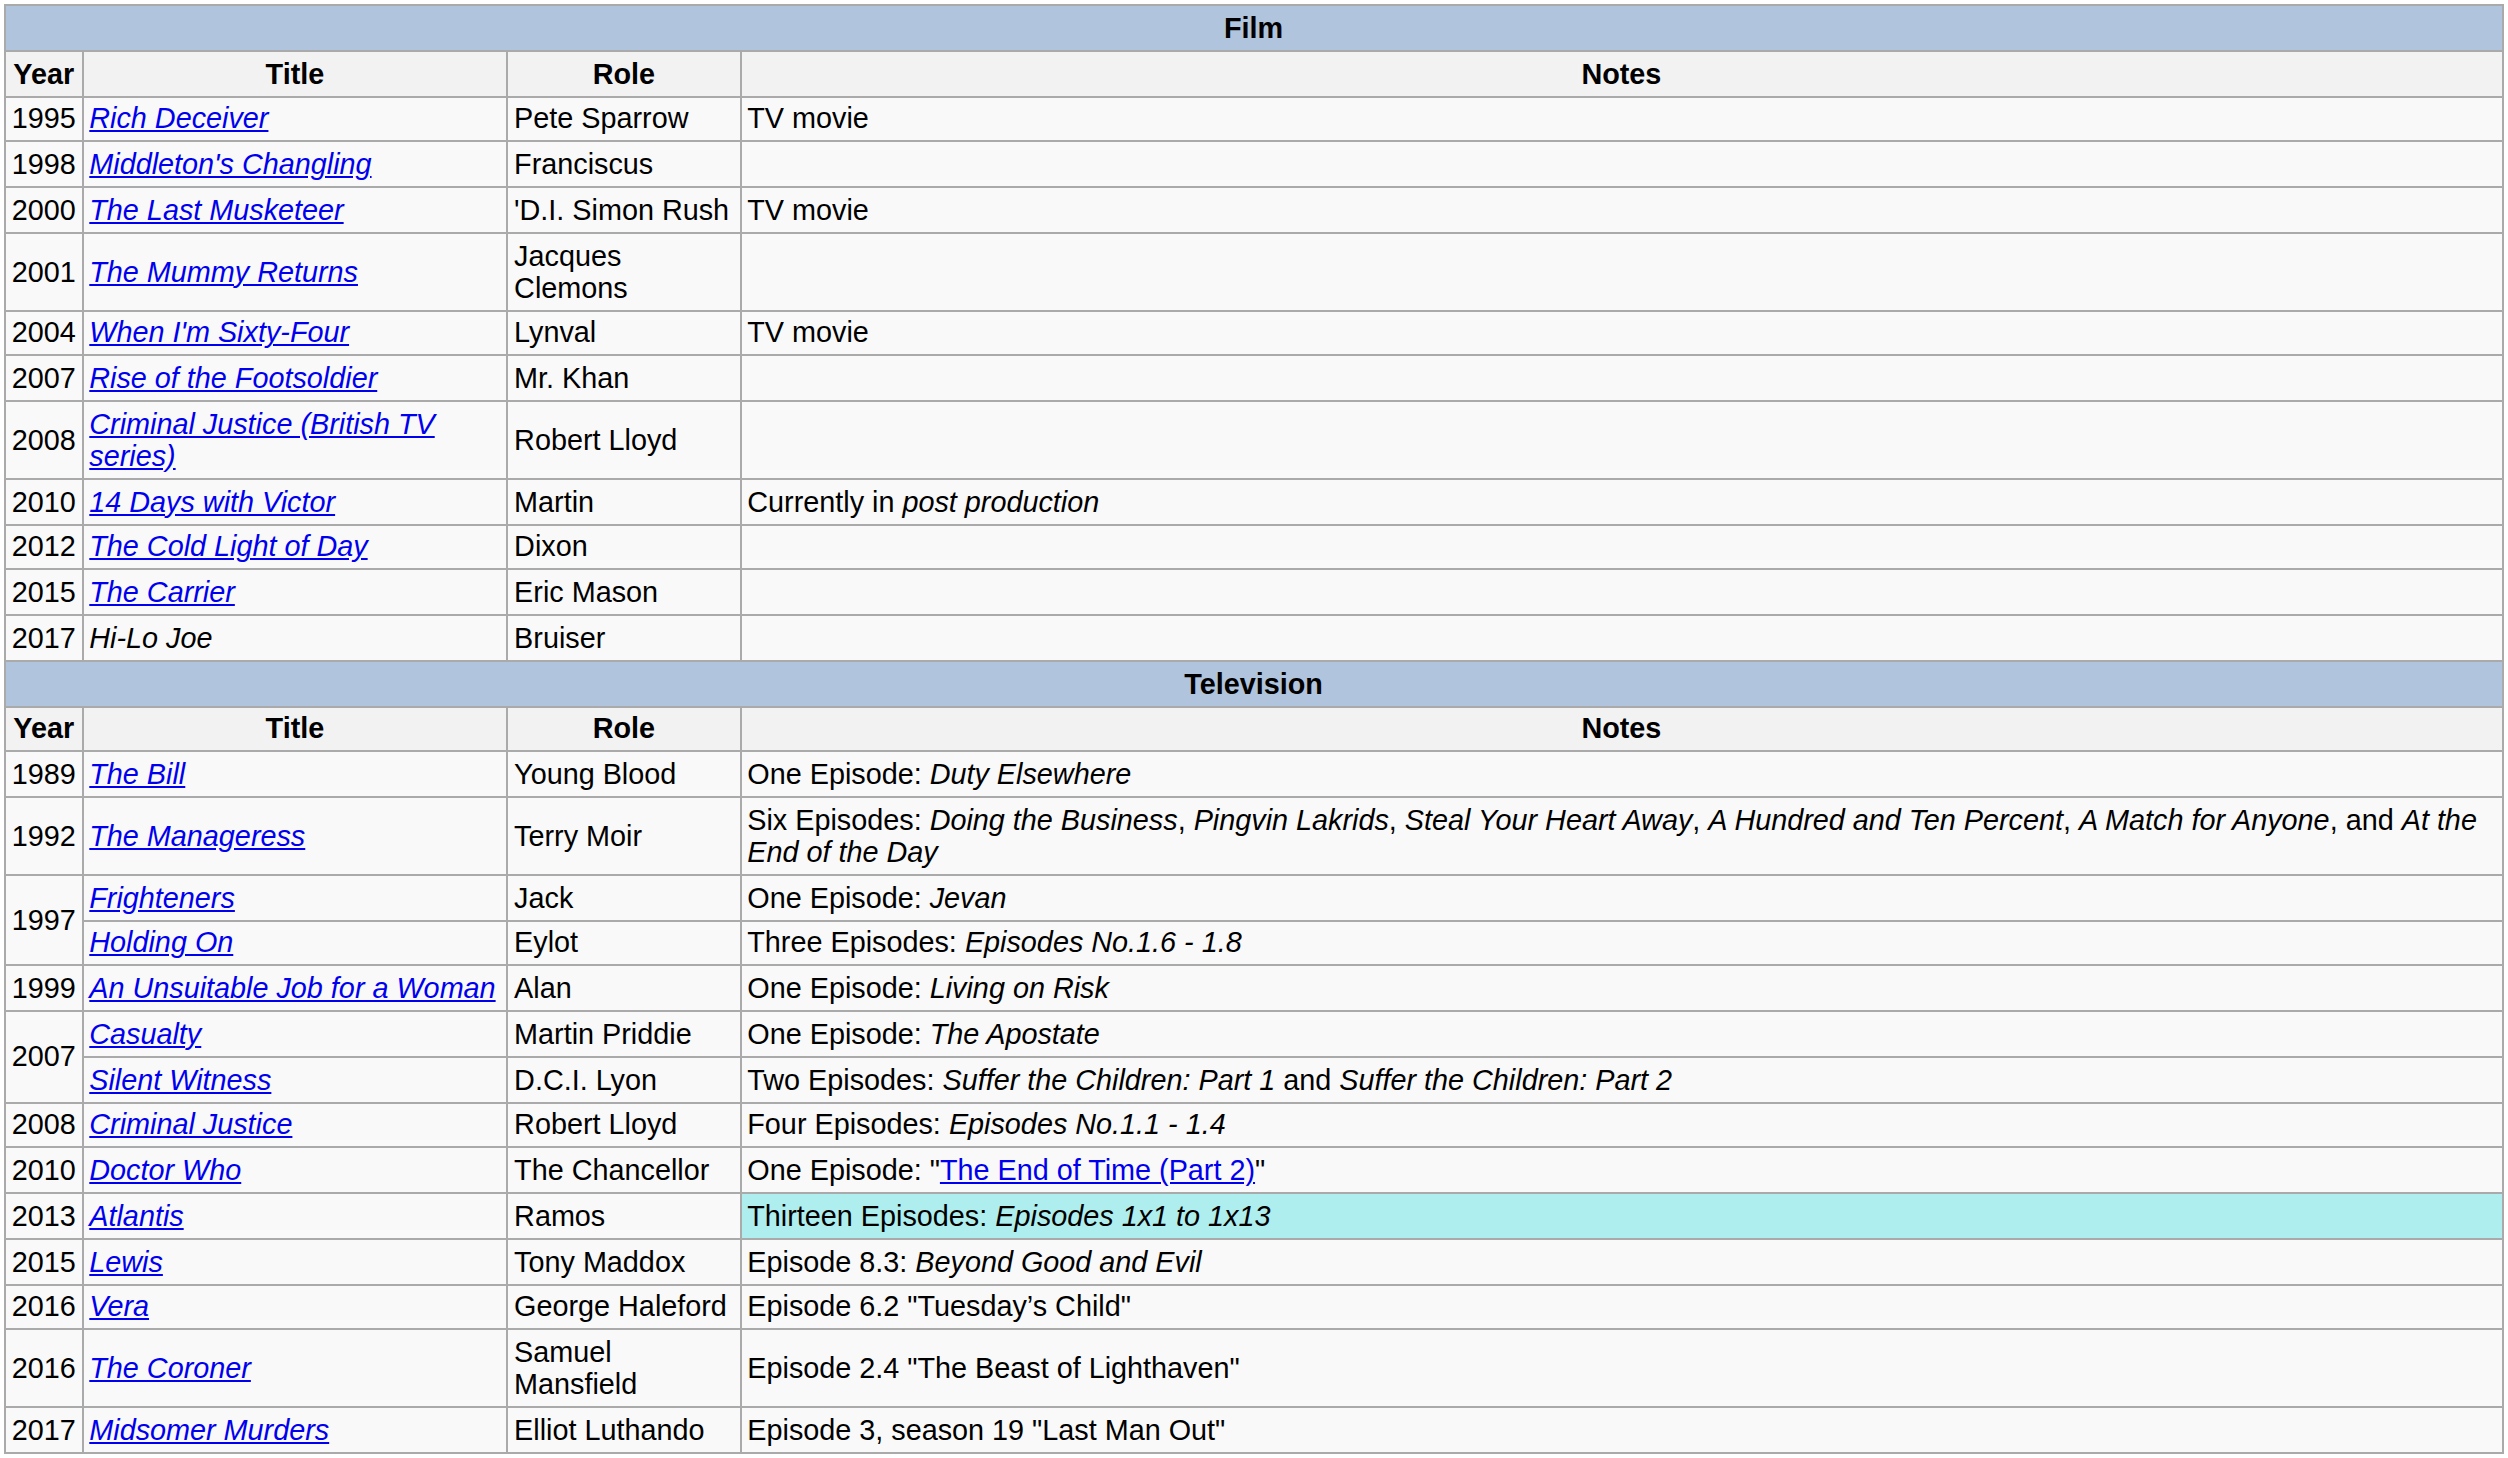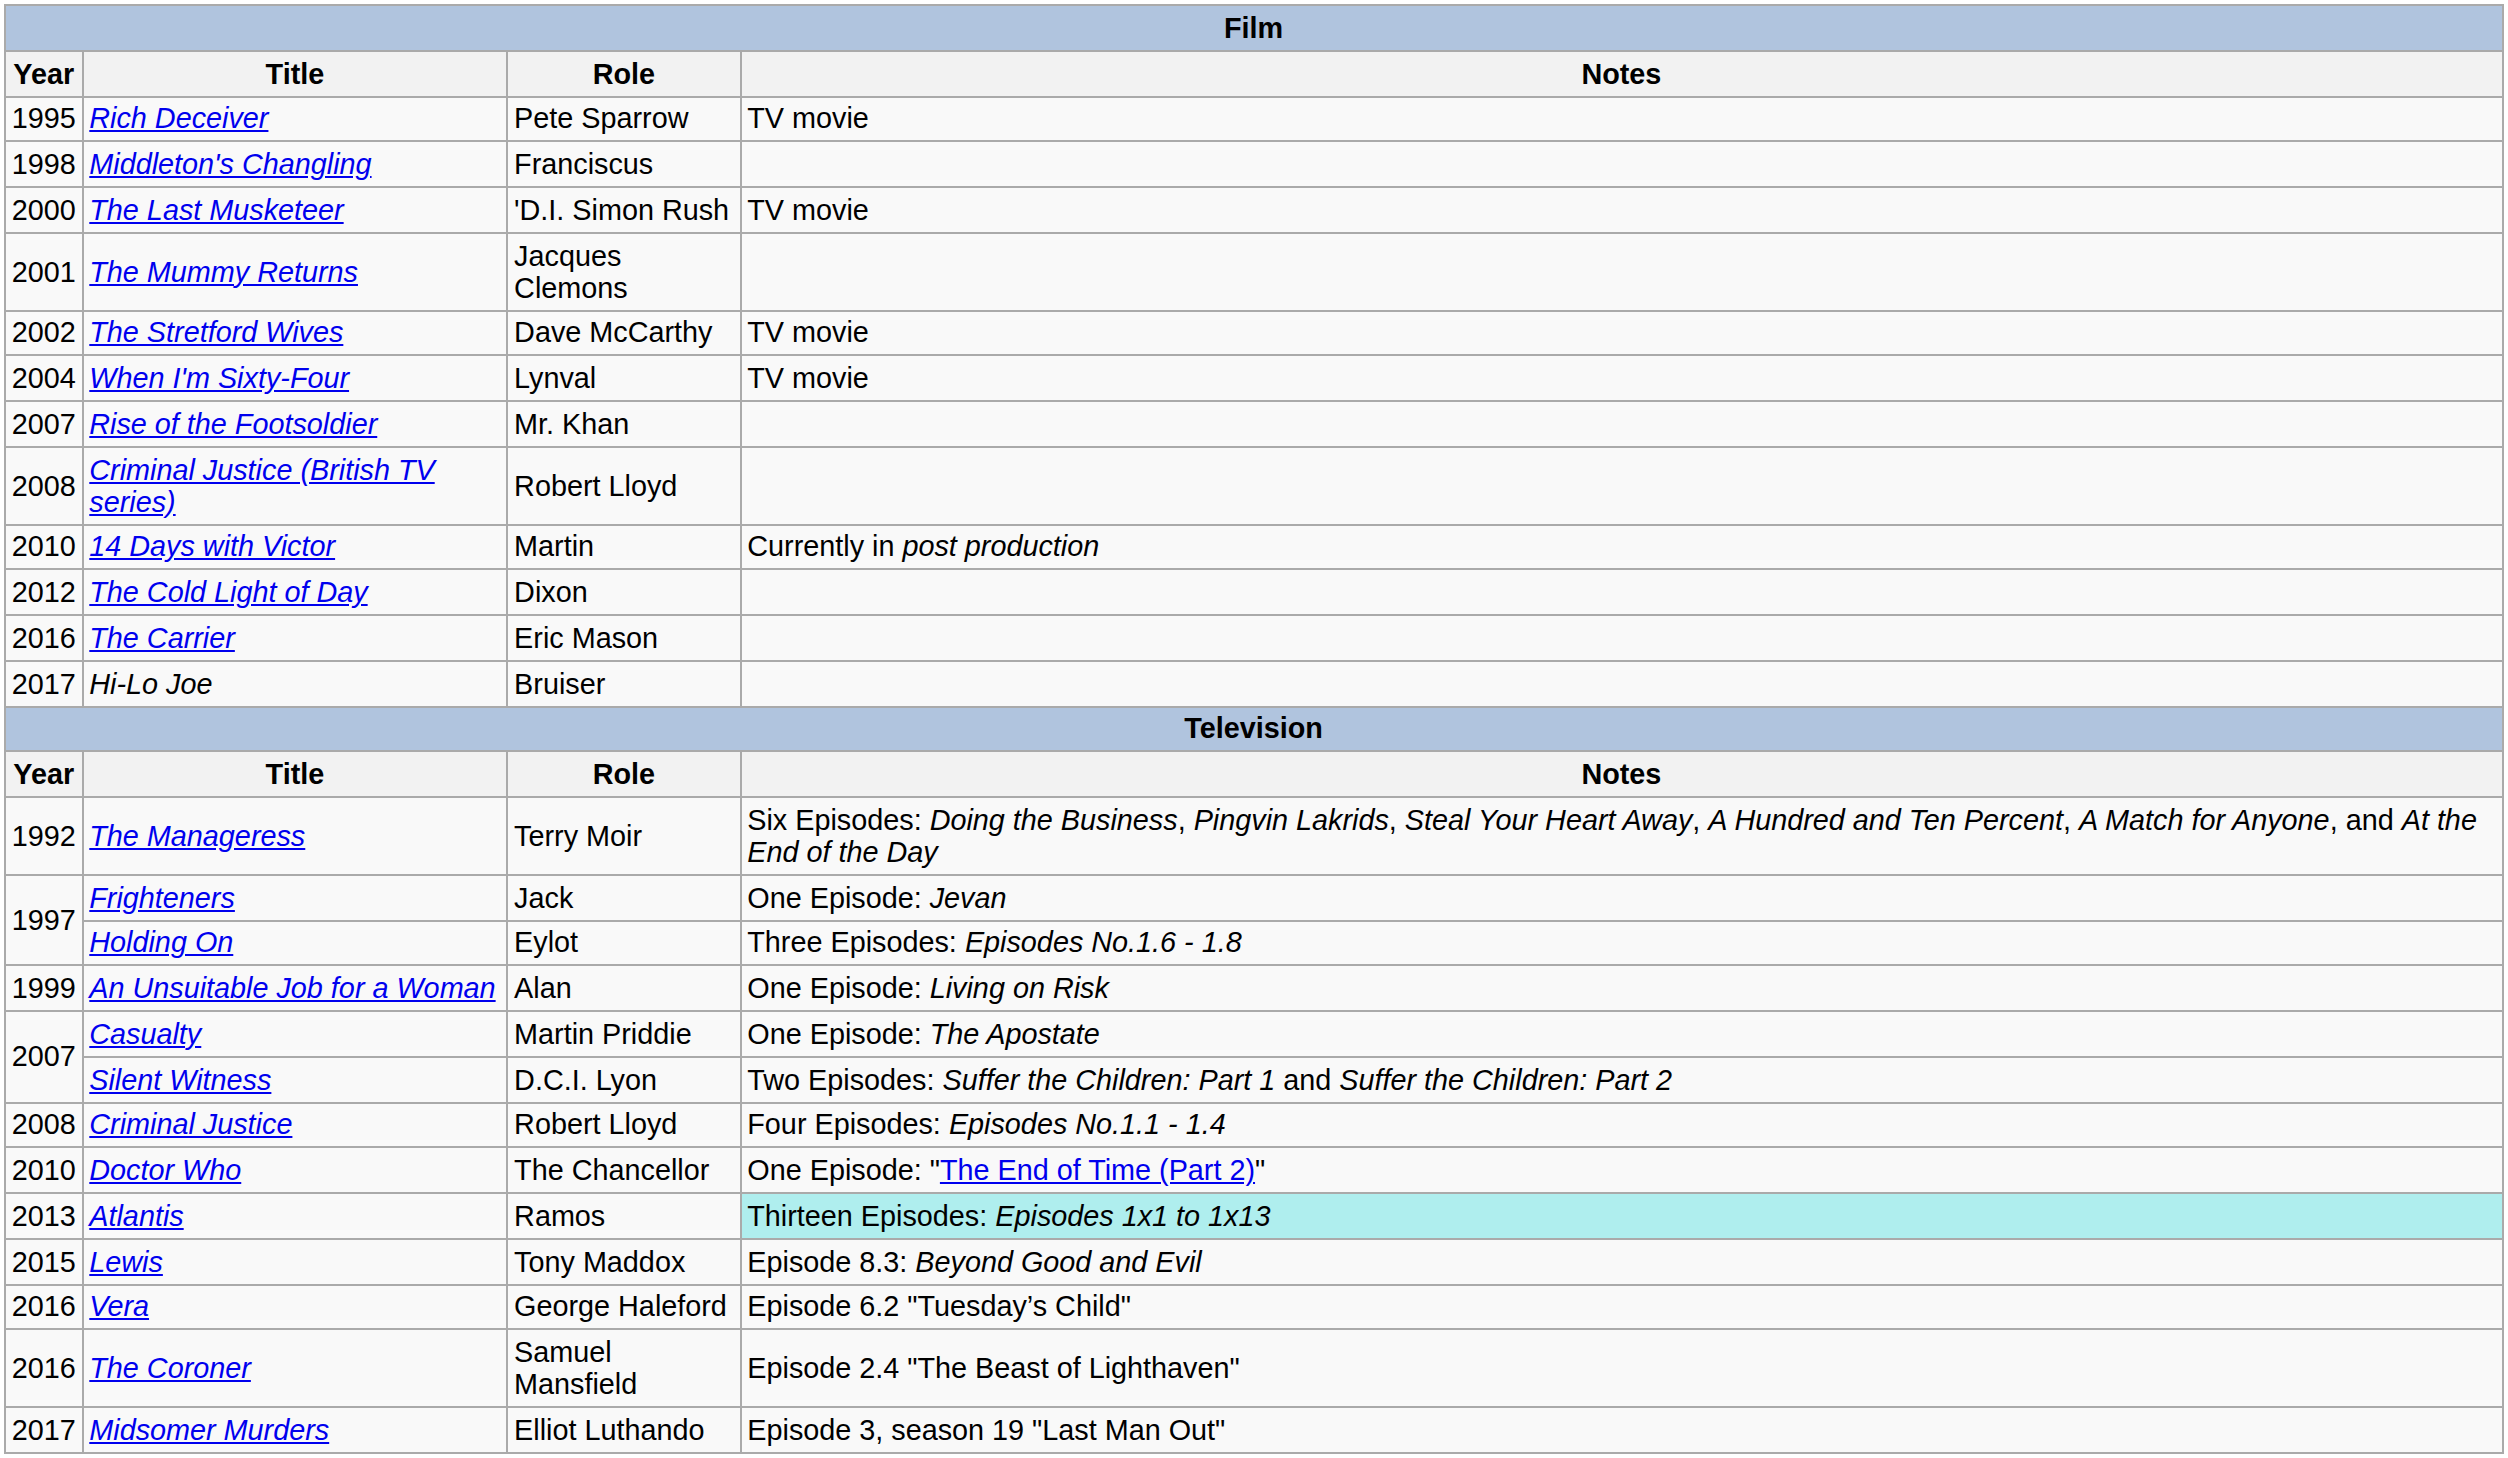+ row: (216, 333)
(44, 593) 2015 -> (44, 638) 2016
- row: (137, 775)
